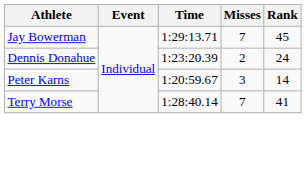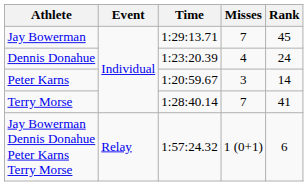(242, 58) 2 -> (243, 58) 4
+ row: (51, 146)
